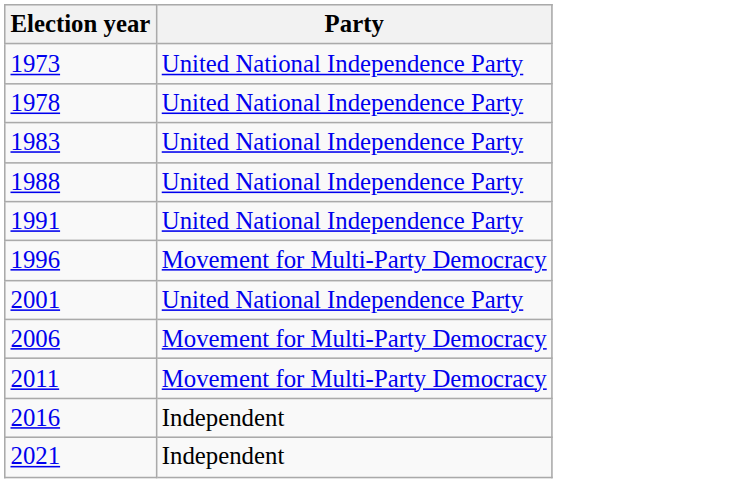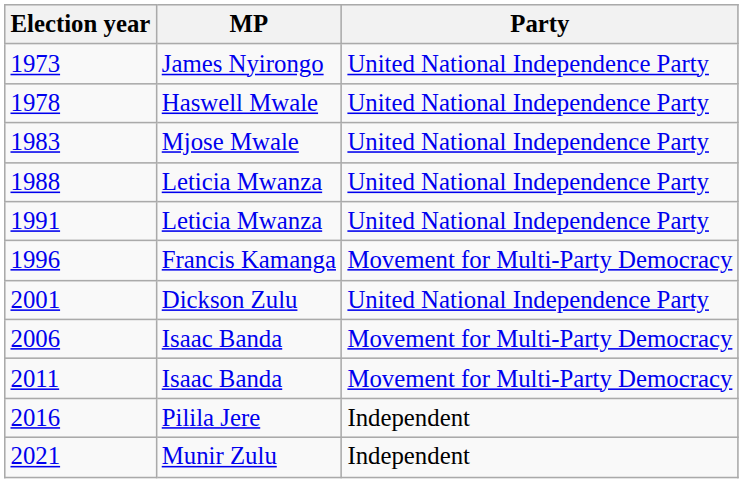+ column: (249, 24)
